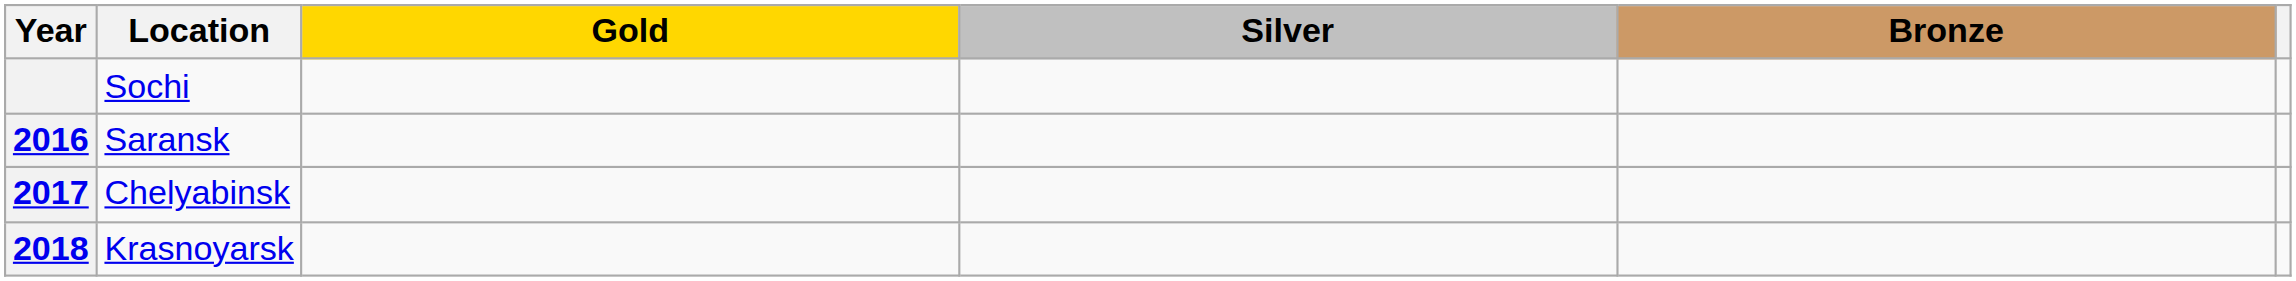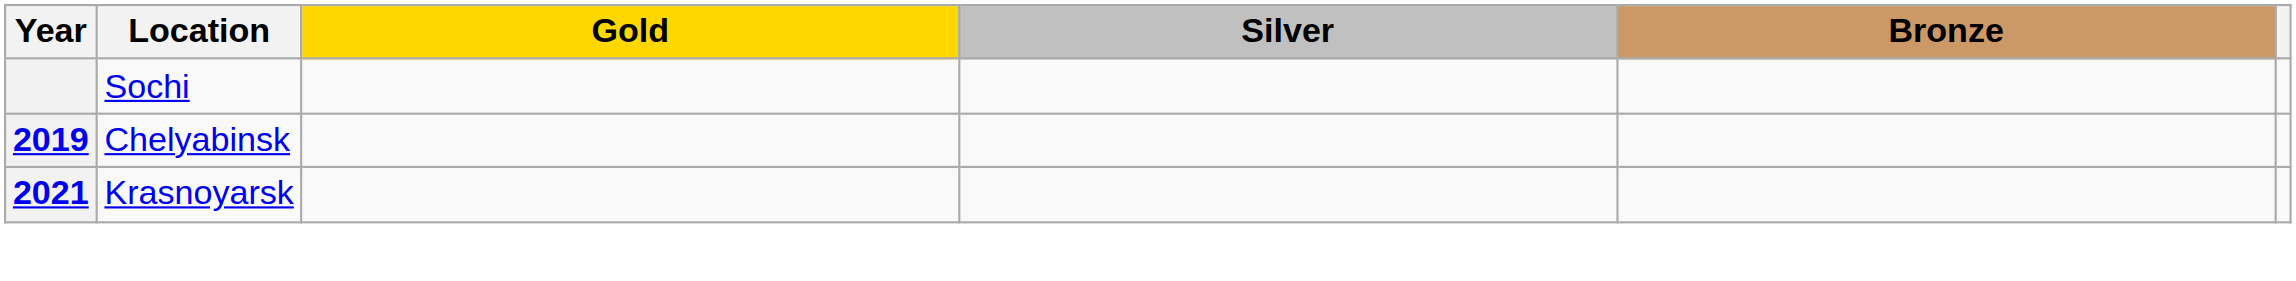- row: (167, 139)
(51, 193) 2017 -> (51, 139) 2019
(51, 247) 2018 -> (51, 193) 2021
